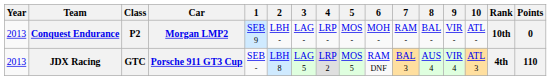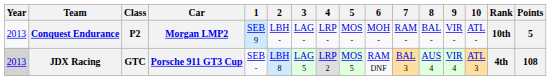(530, 34) 0 -> (530, 34) 5
(16, 61) no background -> (16, 61) lightgrey background
(530, 61) 110 -> (530, 61) 108
